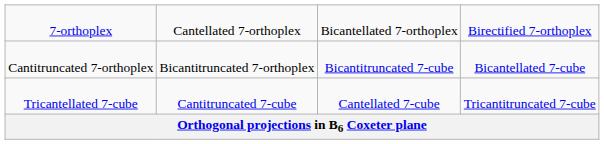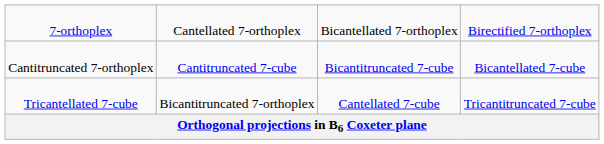(237, 67) Bicantitruncated 7-orthoplex -> (237, 67) Cantitruncated 7-cube
(237, 103) Cantitruncated 7-cube -> (237, 103) Bicantitruncated 7-orthoplex
